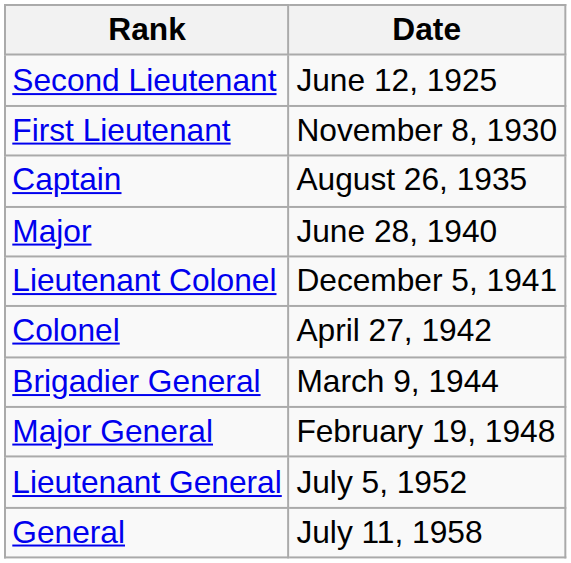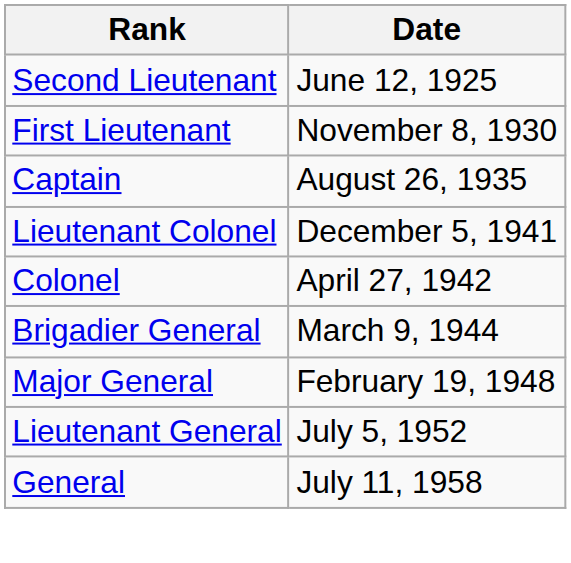- row: (52, 230)
